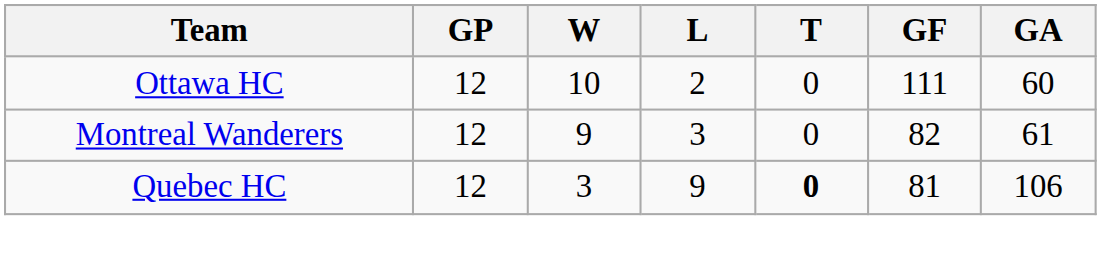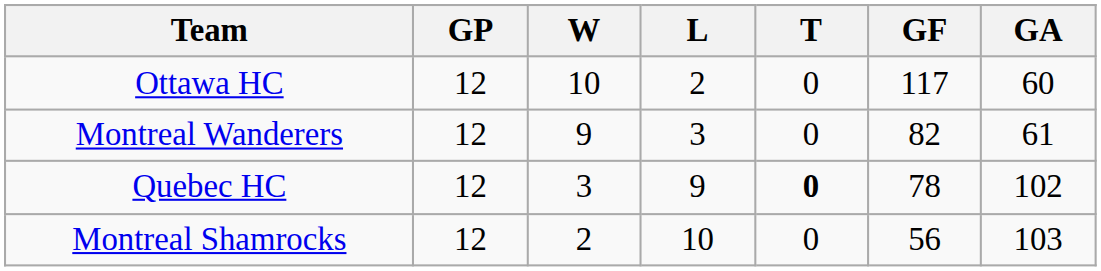(925, 82) 111 -> (925, 82) 117
(925, 186) 81 -> (925, 186) 78
(1038, 186) 106 -> (1038, 186) 102
+ row: (209, 238)
